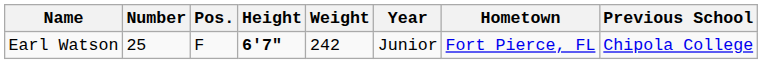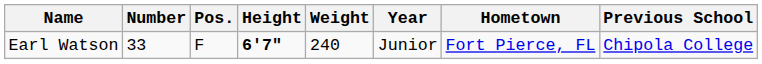(136, 45) 25 -> (136, 45) 33
(325, 45) 242 -> (325, 45) 240
